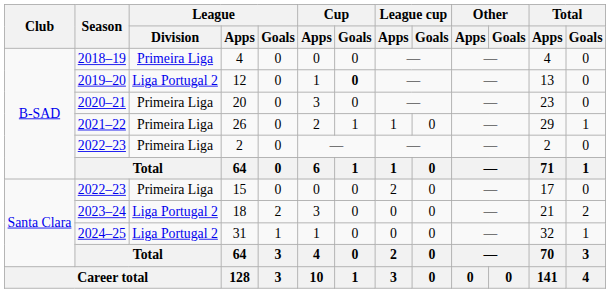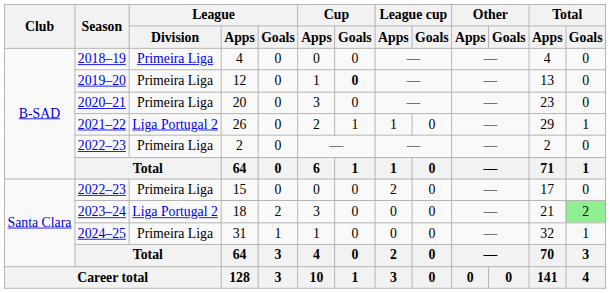(175, 80) Liga Portugal 2 -> (175, 80) Primeira Liga
(175, 124) Primeira Liga -> (175, 124) Liga Portugal 2
(586, 211) no background -> (586, 211) lightgreen background
(175, 233) Liga Portugal 2 -> (175, 233) Primeira Liga
